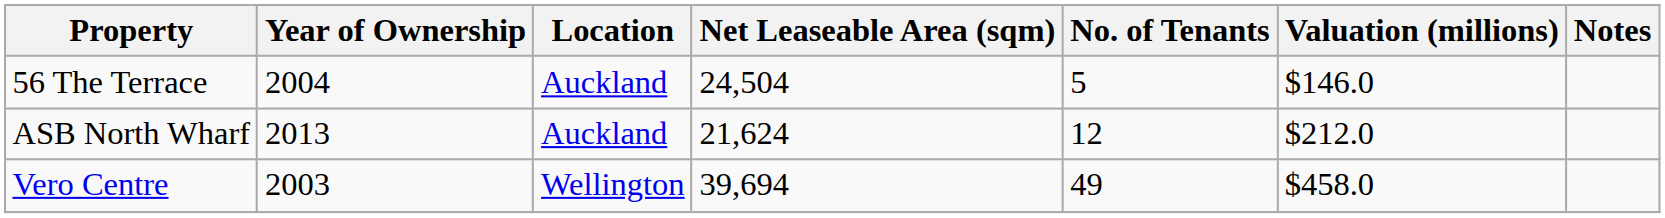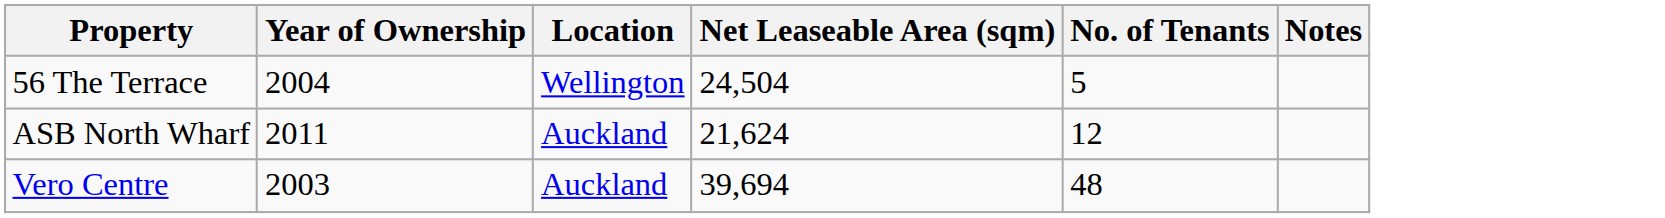- column: (1422, 30)
(604, 81) Auckland -> (613, 81) Wellington
(298, 133) 2013 -> (297, 133) 2011
(613, 184) Wellington -> (604, 184) Auckland
(1086, 184) 49 -> (1086, 184) 48
